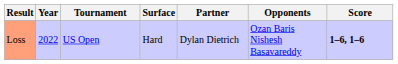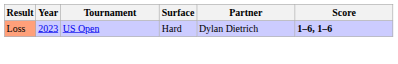- column: (288, 12)
(48, 39) 2022 -> (48, 28) 2023
